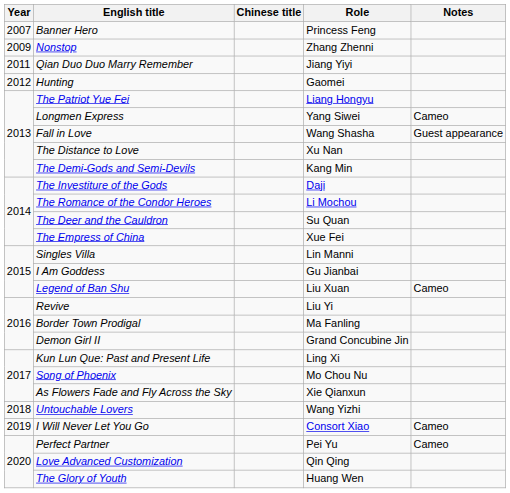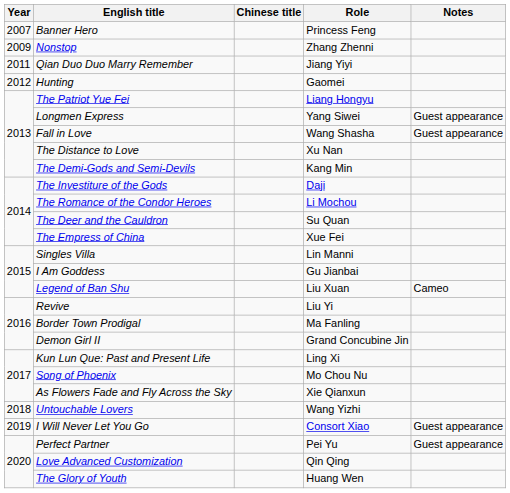(431, 116) Cameo -> (458, 116) Guest appearance
(431, 427) Cameo -> (458, 427) Guest appearance
(431, 444) Cameo -> (458, 444) Guest appearance
